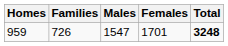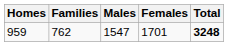(61, 32) 726 -> (61, 32) 762
